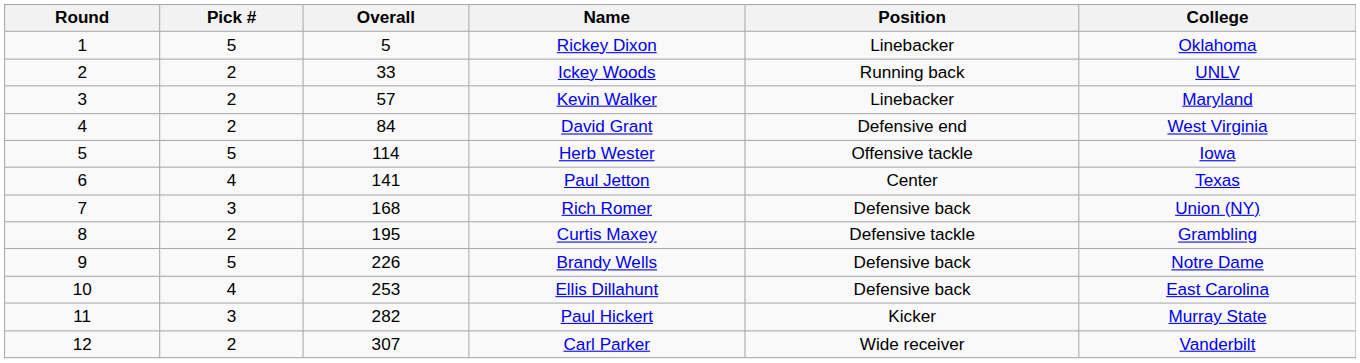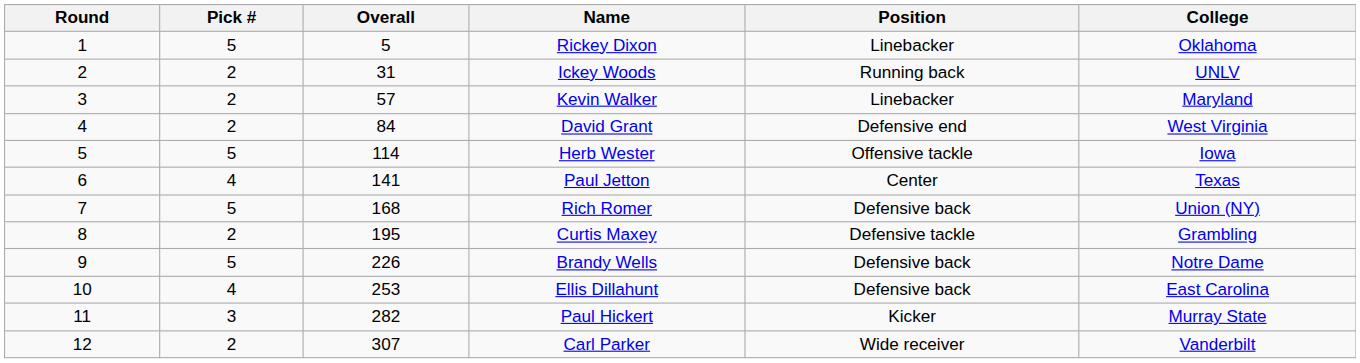(386, 72) 33 -> (386, 72) 31
(232, 208) 3 -> (232, 208) 5
